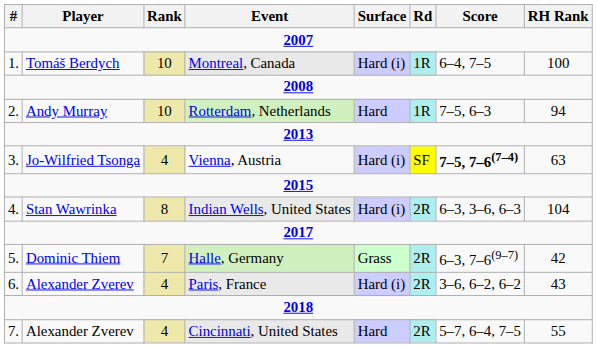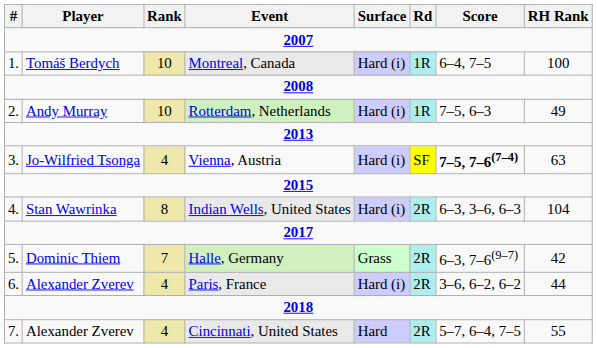(373, 110) Hard -> (381, 110) Hard (i)
(558, 110) 94 -> (558, 110) 49
(558, 283) 43 -> (558, 283) 44
